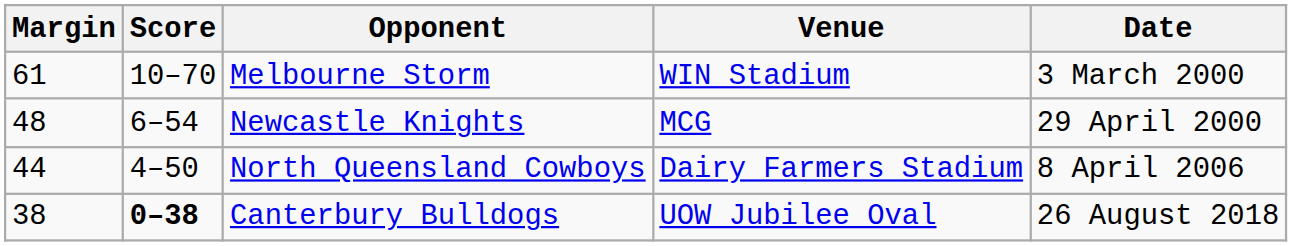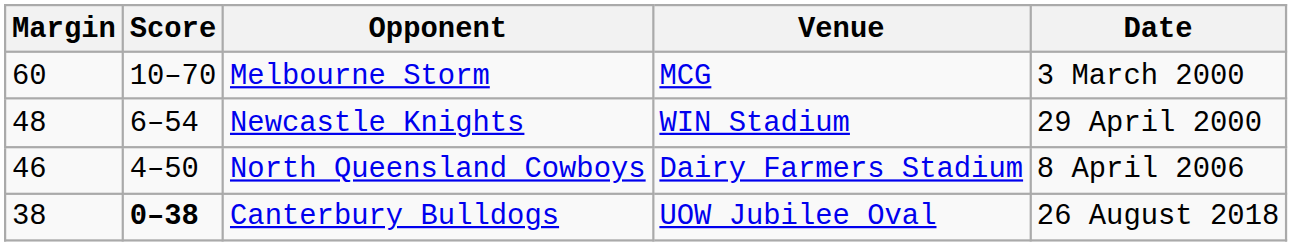(29, 76) 61 -> (29, 76) 60
(755, 76) WIN Stadium -> (685, 76) MCG
(685, 123) MCG -> (755, 123) WIN Stadium
(29, 170) 44 -> (29, 170) 46
